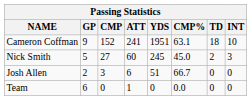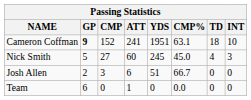(85, 42) normal -> (85, 42) bold
(212, 57) 2 -> (212, 57) 4
